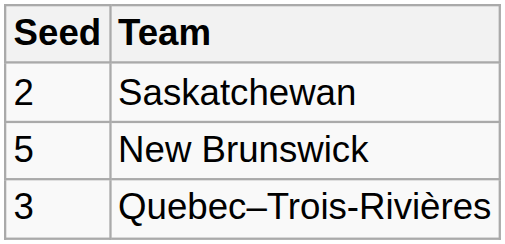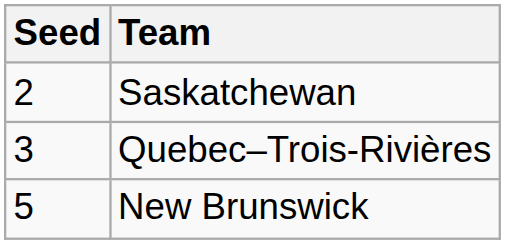rows swapped: (305, 207) <-> (243, 149)
